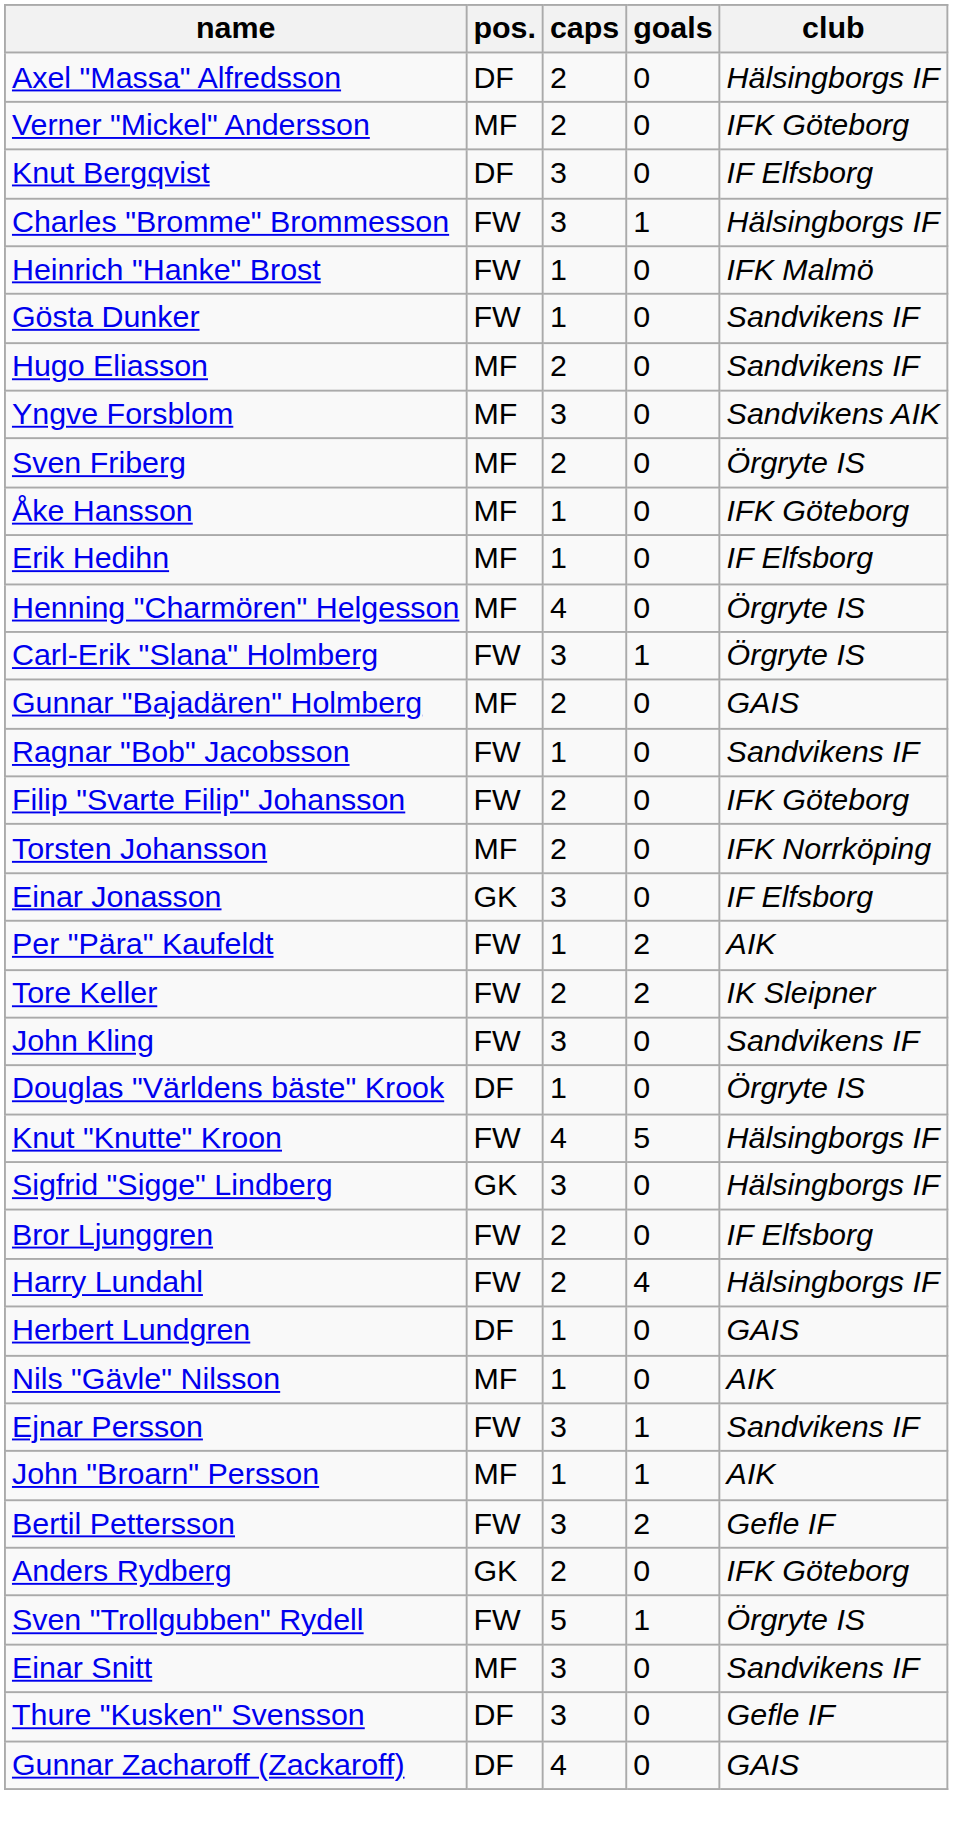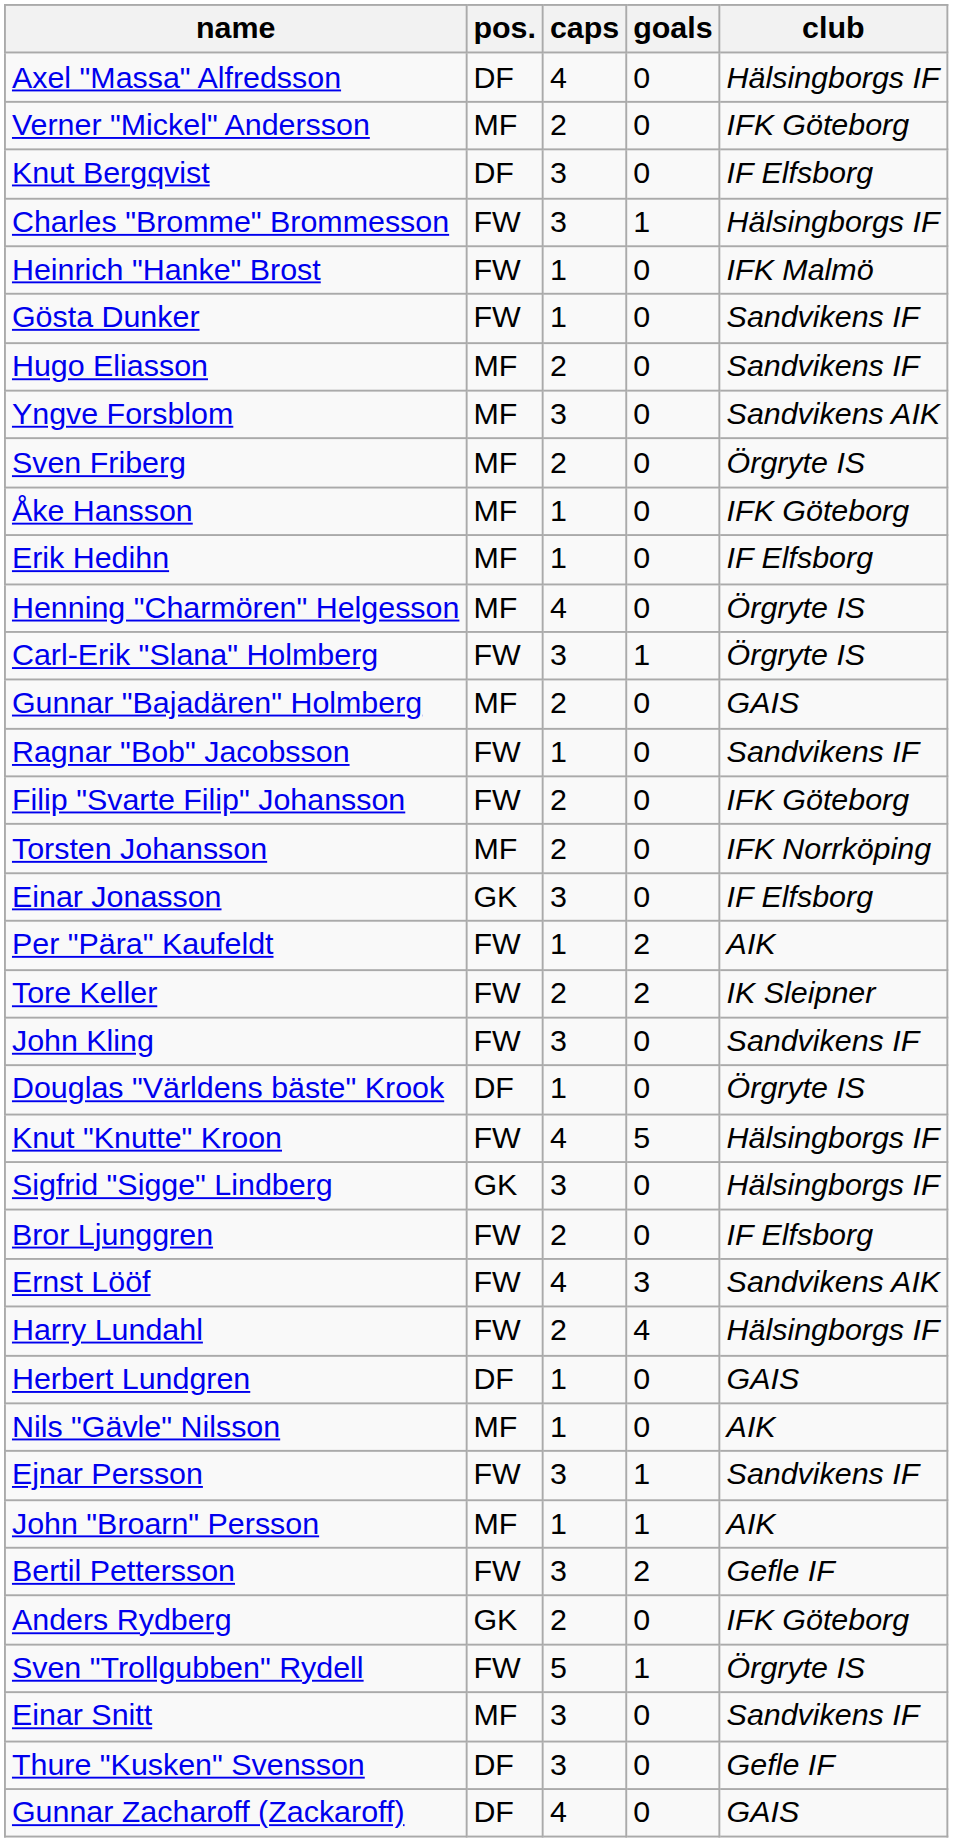(558, 76) 2 -> (558, 76) 4
+ row: (81, 1282)
